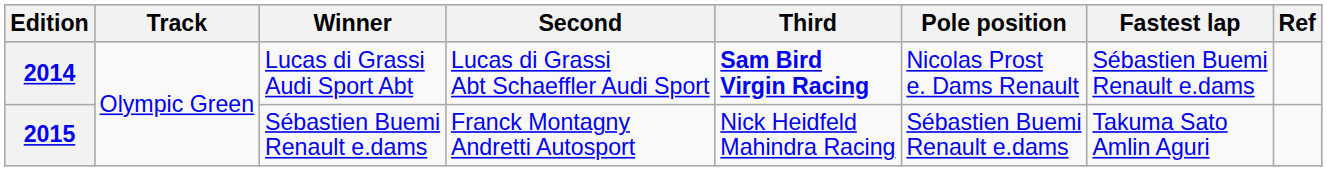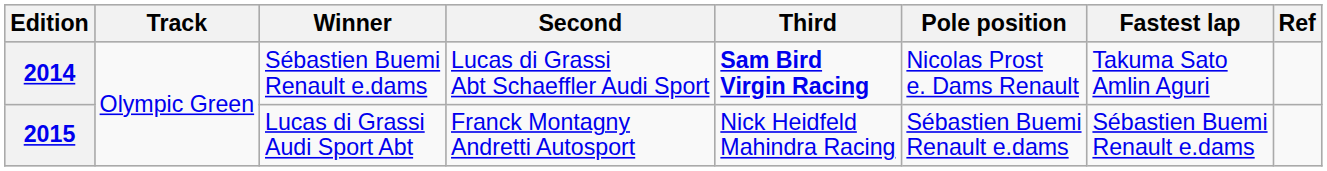(345, 73) Lucas di Grassi Audi Sport Abt -> (353, 73) Sébastien Buemi Renault e.dams
(1180, 73) Sébastien Buemi Renault e.dams -> (1160, 73) Takuma Sato Amlin Aguri
(353, 135) Sébastien Buemi Renault e.dams -> (345, 135) Lucas di Grassi Audi Sport Abt
(1160, 135) Takuma Sato Amlin Aguri -> (1180, 135) Sébastien Buemi Renault e.dams
